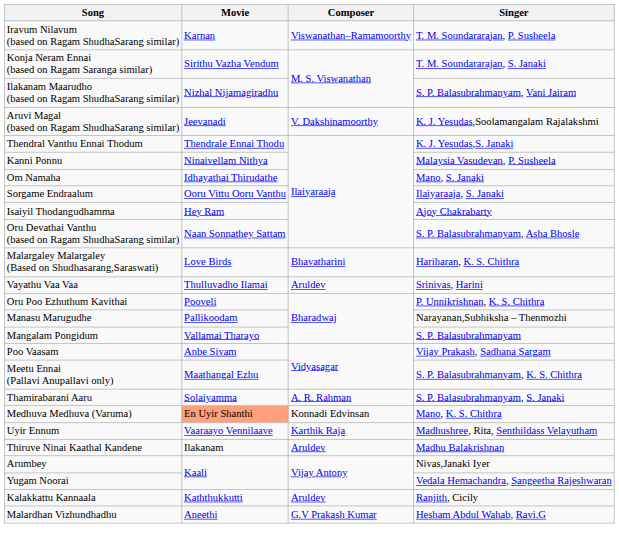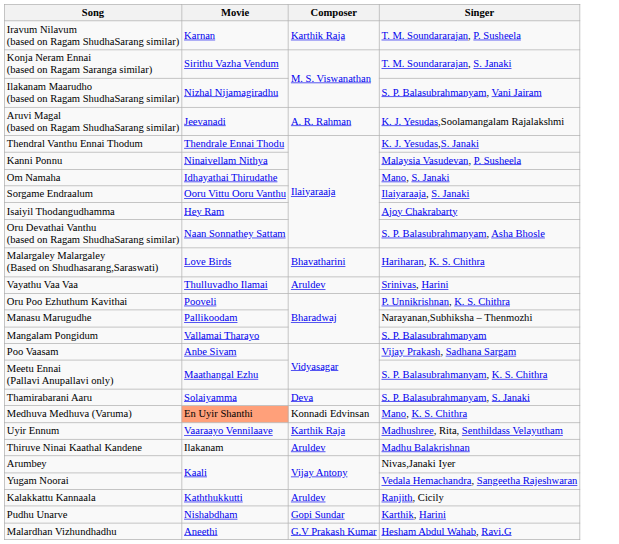(351, 35) Viswanathan–Ramamoorthy -> (318, 35) Karthik Raja
(334, 121) V. Dakshinamoorthy -> (321, 121) A. R. Rahman
(321, 397) A. R. Rahman -> (302, 397) Deva
+ row: (37, 514)
